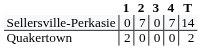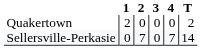rows swapped: (61, 22) <-> (39, 38)
